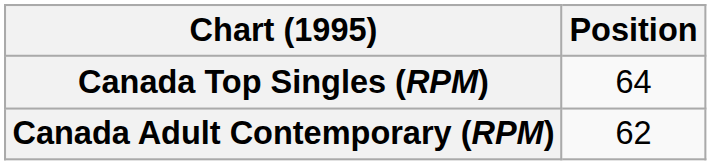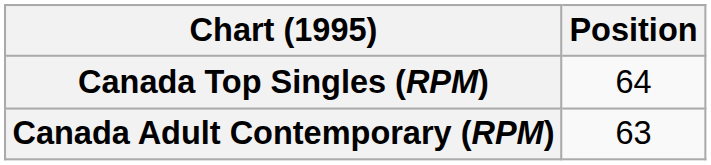(634, 133) 62 -> (634, 133) 63
